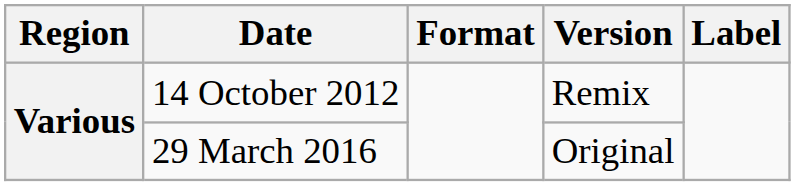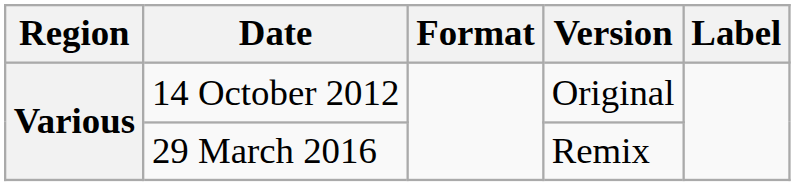(601, 92) Remix -> (613, 92) Original
(613, 150) Original -> (601, 150) Remix
